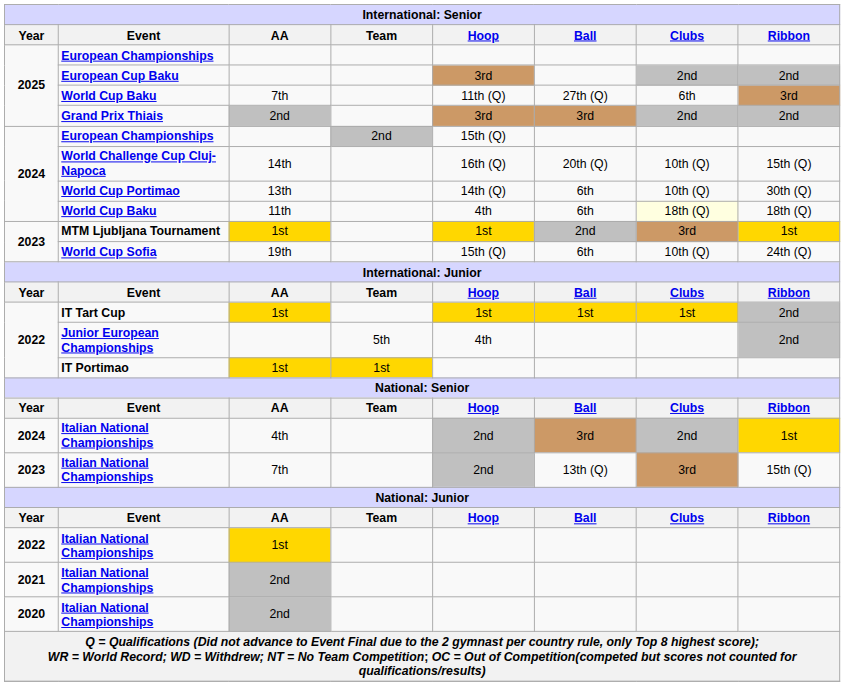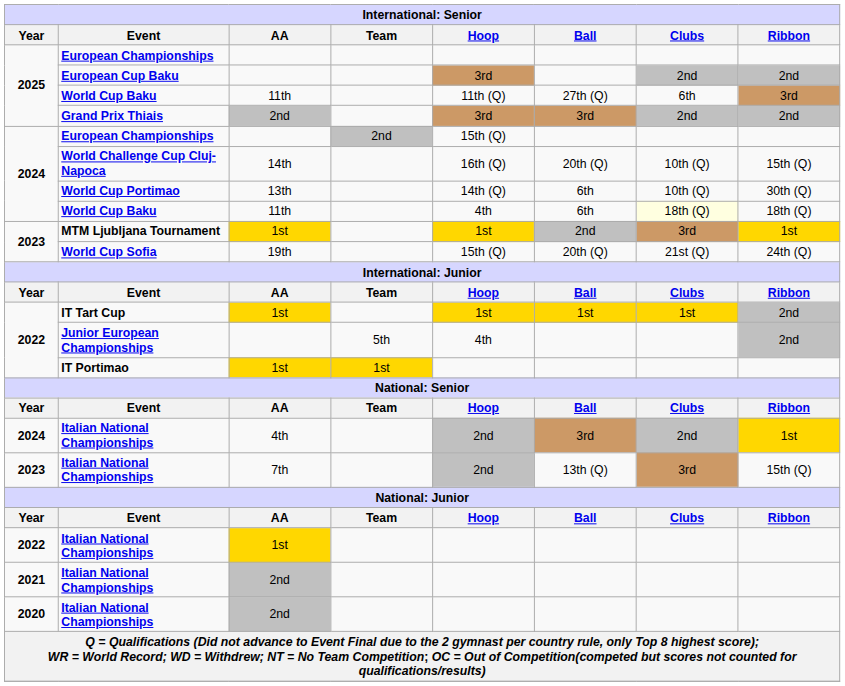(280, 95) 7th -> (280, 95) 11th
(585, 252) 6th -> (585, 252) 20th (Q)
(687, 252) 10th (Q) -> (687, 252) 21st (Q)
